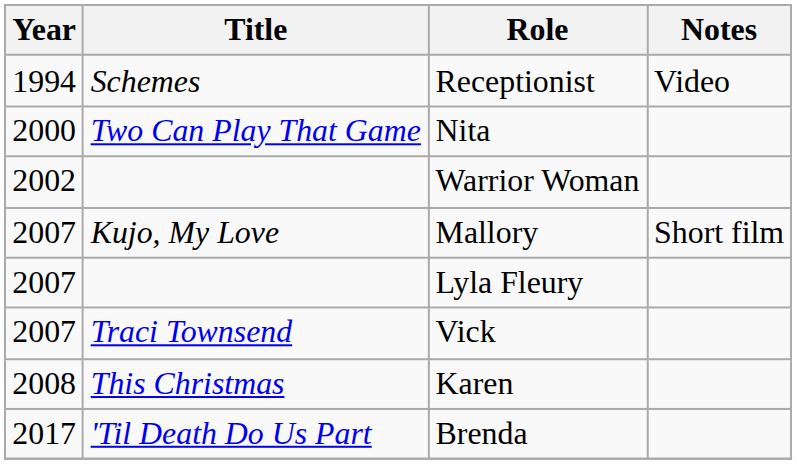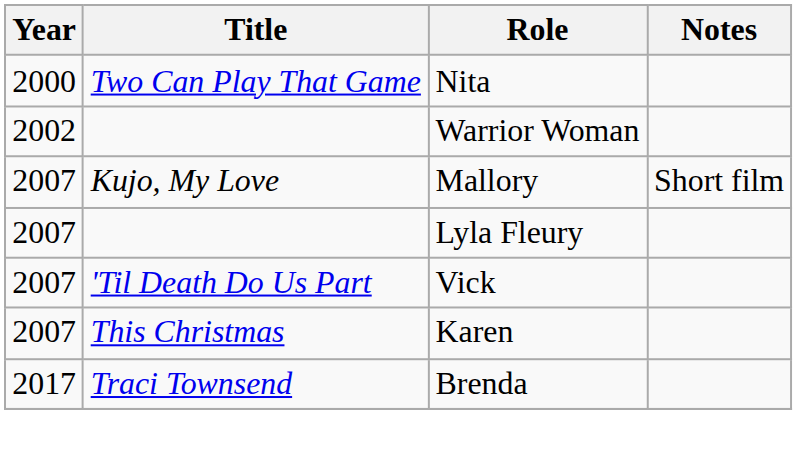- row: (515, 80)
(191, 332) Traci Townsend -> (231, 282) 'Til Death Do Us Part
(44, 383) 2008 -> (44, 332) 2007
(231, 433) 'Til Death Do Us Part -> (191, 383) Traci Townsend
